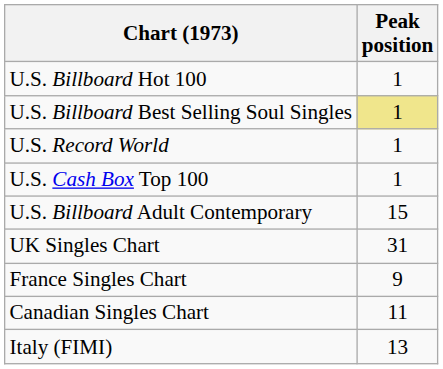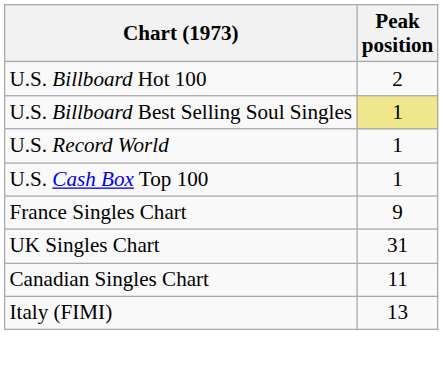(398, 78) 1 -> (398, 78) 2
- row: (161, 212)
rows swapped: (85, 245) <-> (98, 279)
